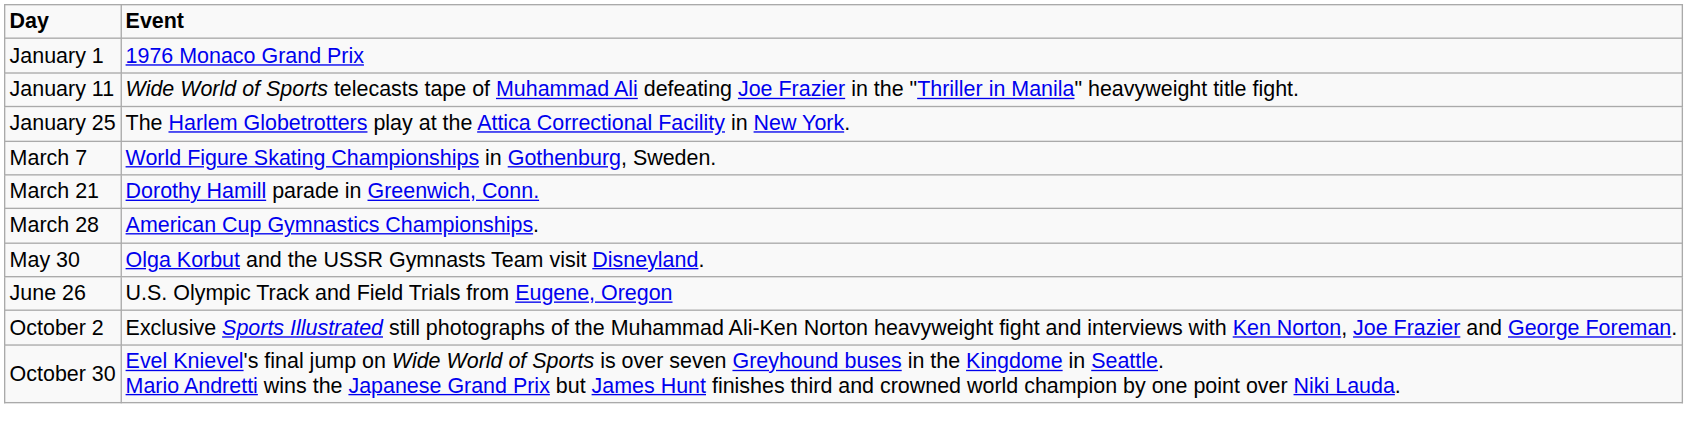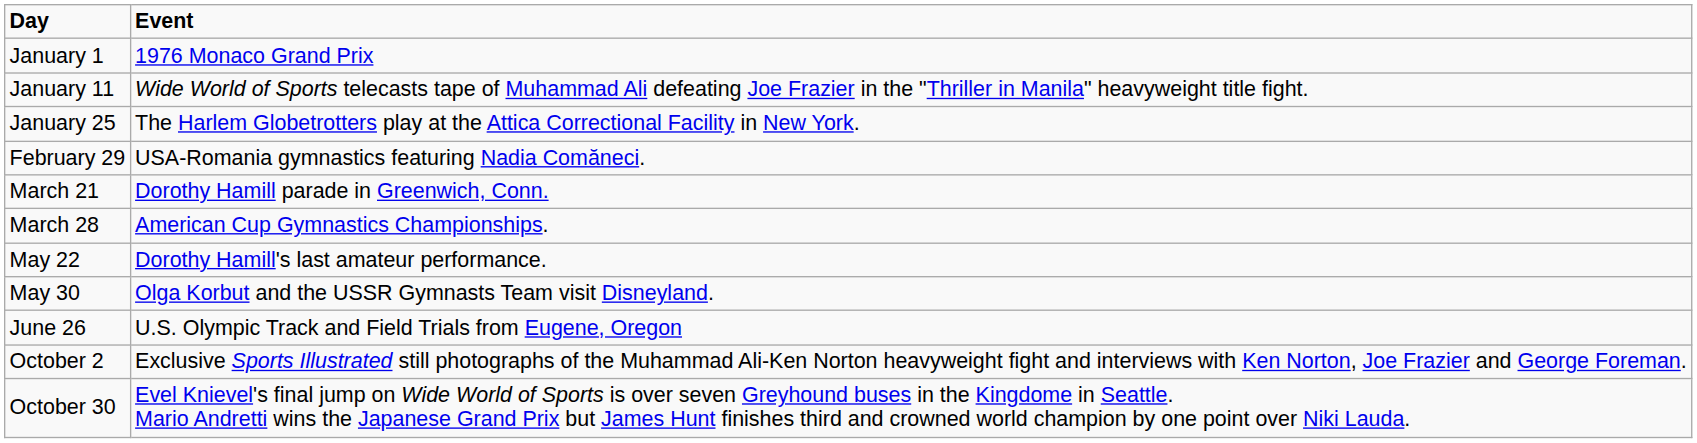+ row: (67, 157)
- row: (48, 157)
+ row: (45, 259)
